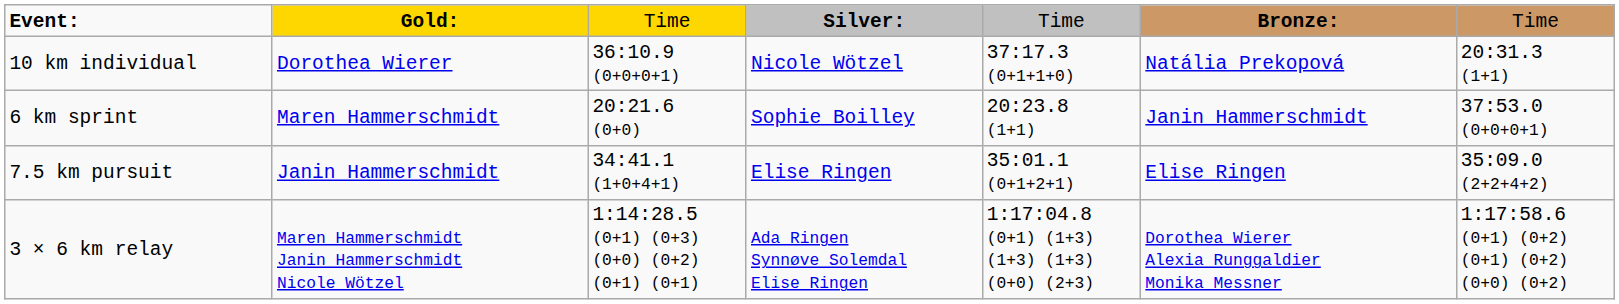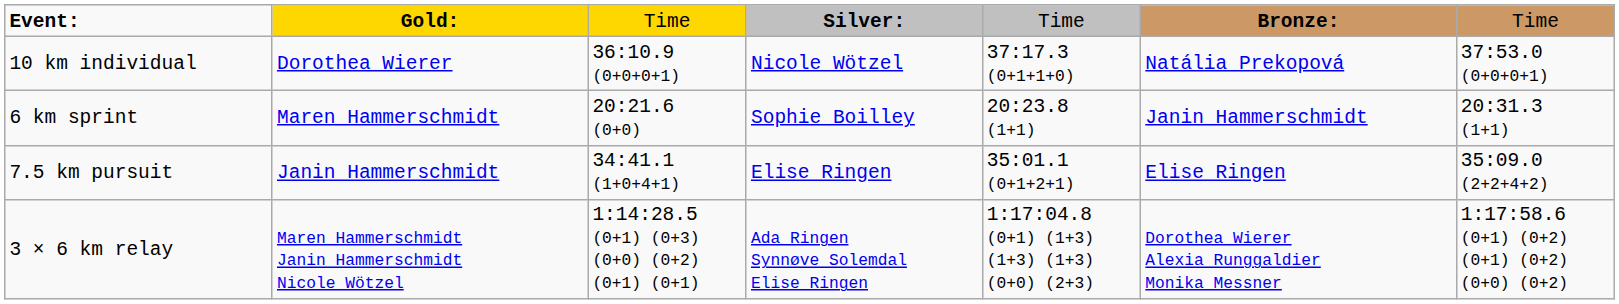(1502, 63) 20:31.3 (1+1) -> (1505, 63) 37:53.0 (0+0+0+1)
(1505, 117) 37:53.0 (0+0+0+1) -> (1502, 117) 20:31.3 (1+1)
